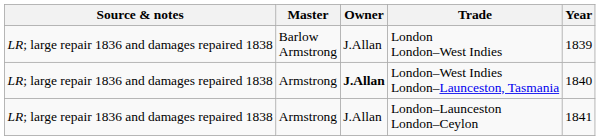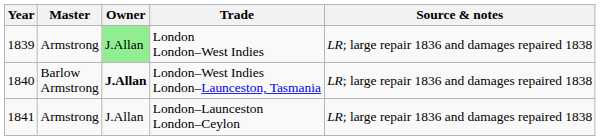columns swapped: (579, 15) <-> (140, 15)
(308, 44) Barlow Armstrong -> (70, 44) Armstrong
(362, 44) no background -> (124, 44) lightgreen background
(308, 80) Armstrong -> (70, 80) Barlow Armstrong
